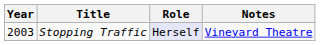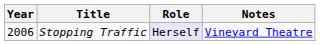(21, 32) 2003 -> (21, 32) 2006
